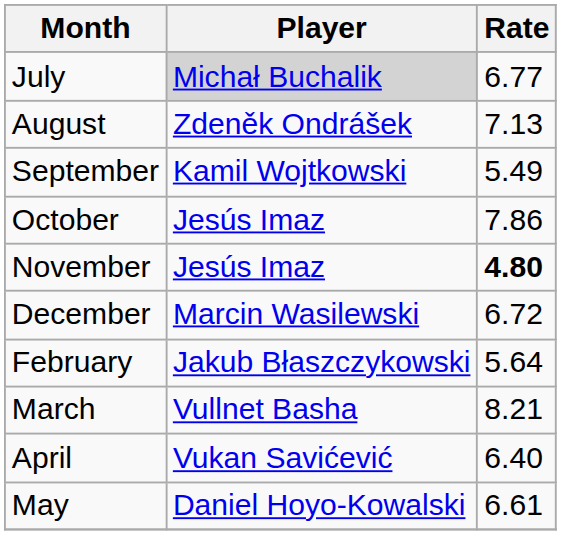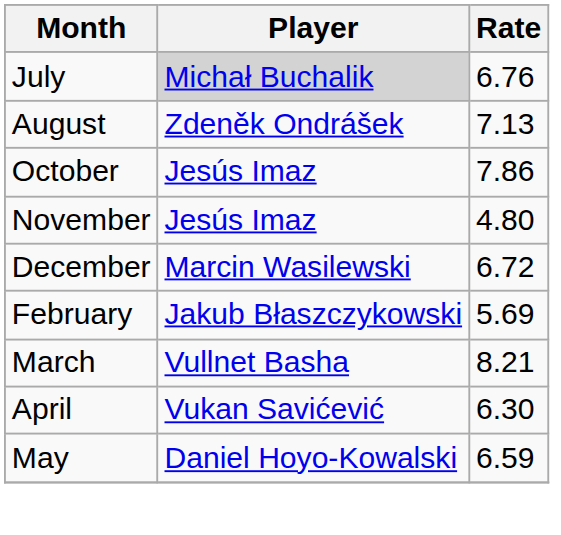(514, 76) 6.77 -> (505, 76) 6.76
- row: (85, 171)
(514, 266) bold -> (505, 219) normal
(514, 362) 5.64 -> (505, 314) 5.69
(514, 457) 6.40 -> (505, 409) 6.30
(514, 505) 6.61 -> (505, 457) 6.59
